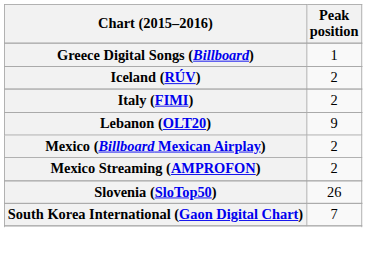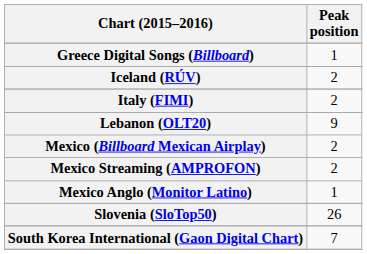+ row: (155, 191)
